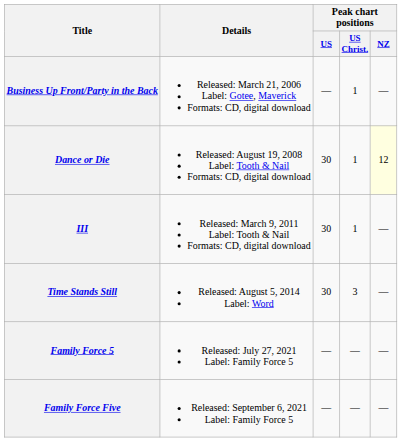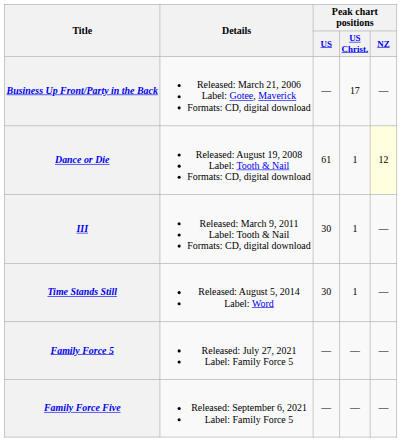(355, 91) 1 -> (355, 91) 17
(326, 160) 30 -> (326, 160) 61
(355, 292) 3 -> (355, 292) 1
